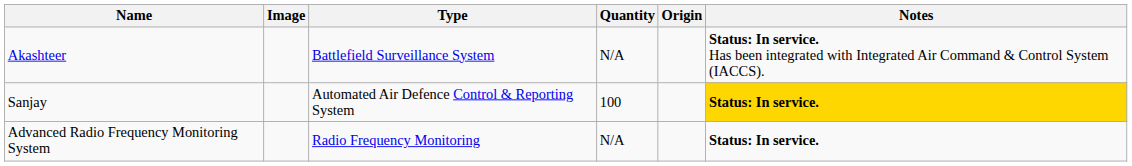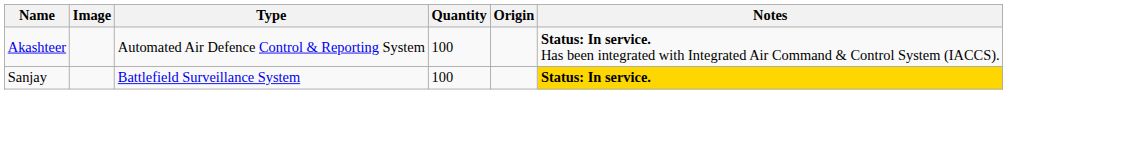(403, 54) Battlefield Surveillance System -> (271, 46) Automated Air Defence Control & Reporting System
(612, 54) N/A -> (442, 46) 100
(443, 102) Automated Air Defence Control & Reporting System -> (209, 77) Battlefield Surveillance System
- row: (123, 141)
